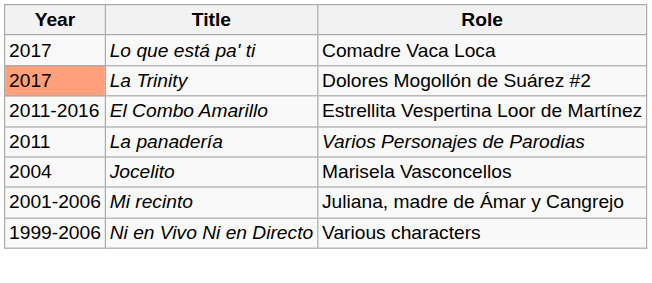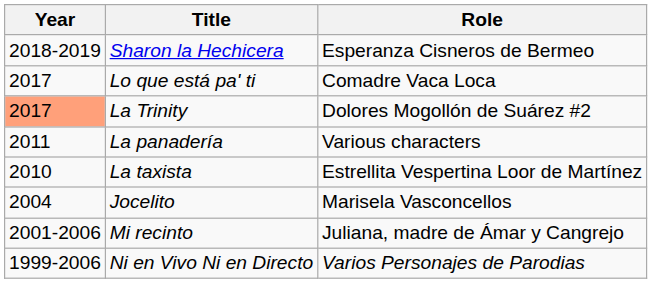+ row: (197, 50)
- row: (189, 111)
(453, 141) Varios Personajes de Parodias -> (401, 141) Various characters
+ row: (151, 171)
(401, 232) Various characters -> (453, 263) Varios Personajes de Parodias
